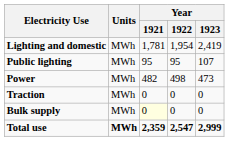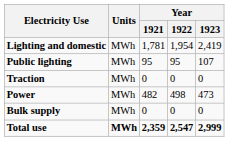rows swapped: (26, 95) <-> (21, 78)
(144, 111) lightyellow background -> (144, 111) no background
